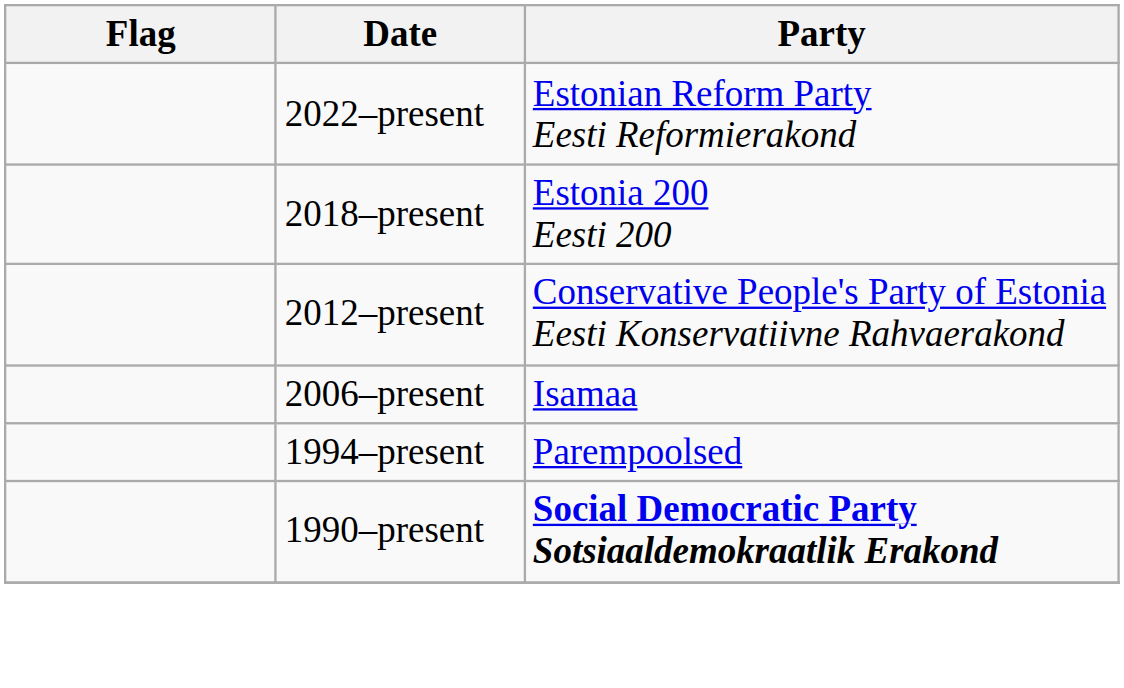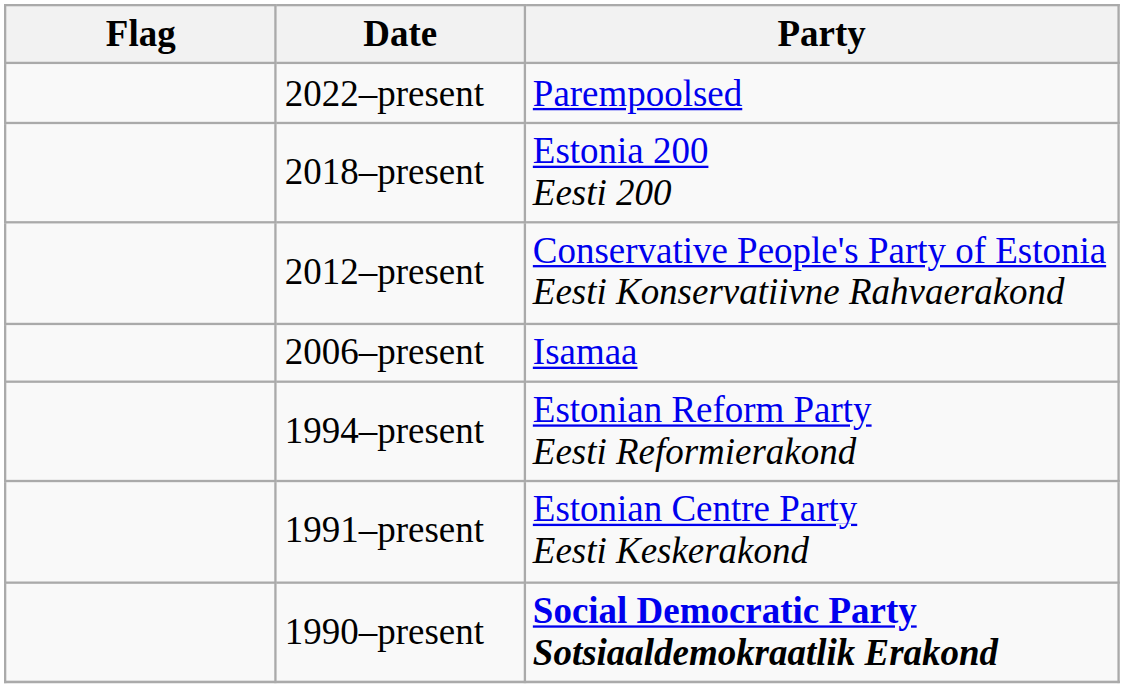(702, 113) Estonian Reform Party Eesti Reformierakond -> (638, 92) Parempoolsed
(638, 451) Parempoolsed -> (702, 430) Estonian Reform Party Eesti Reformierakond
+ row: (384, 531)
